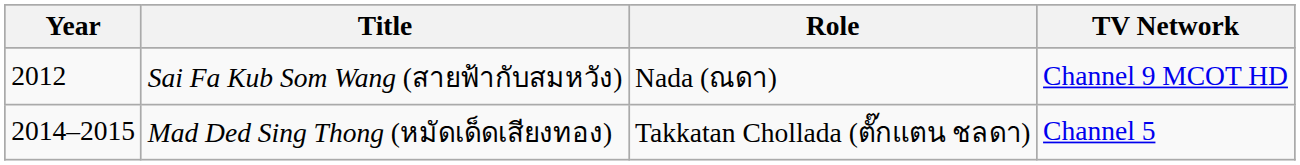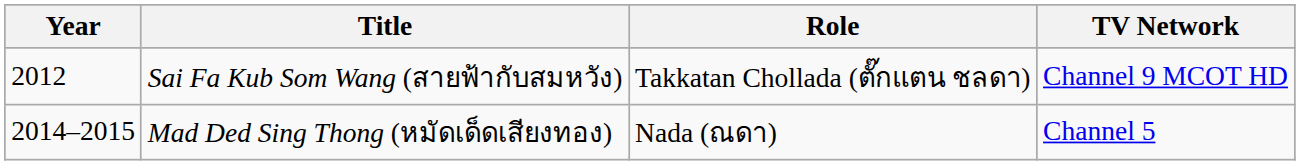(706, 76) Nada (ณดา) -> (833, 76) Takkatan Chollada (ตั๊กแตน ชลดา)
(833, 132) Takkatan Chollada (ตั๊กแตน ชลดา) -> (706, 132) Nada (ณดา)
